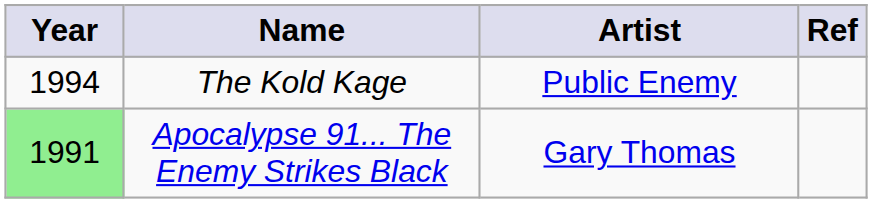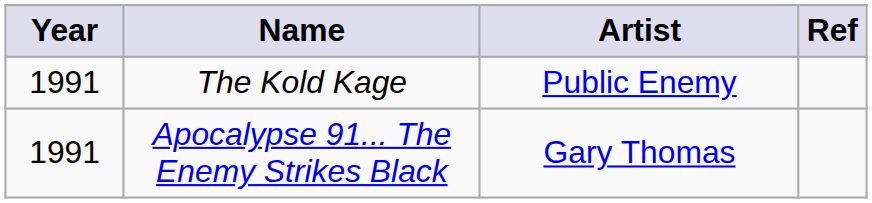(65, 82) 1994 -> (65, 82) 1991
(65, 153) lightgreen background -> (65, 153) no background
